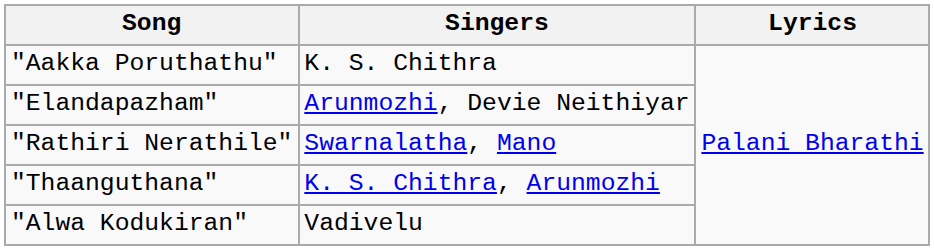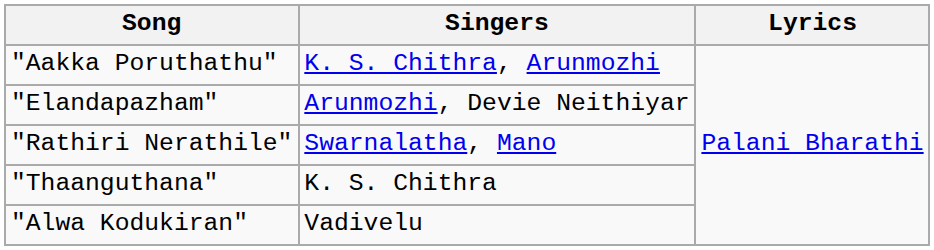(401, 65) K. S. Chithra -> (482, 65) K. S. Chithra, Arunmozhi
(482, 185) K. S. Chithra, Arunmozhi -> (401, 185) K. S. Chithra
